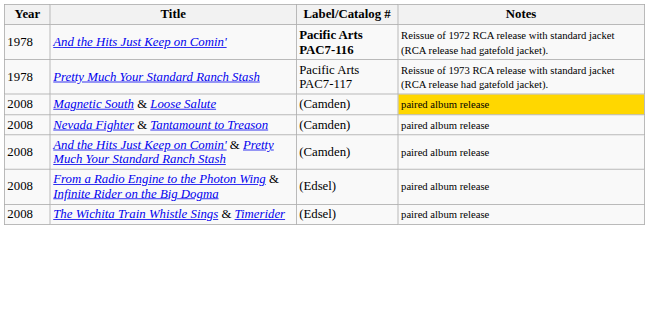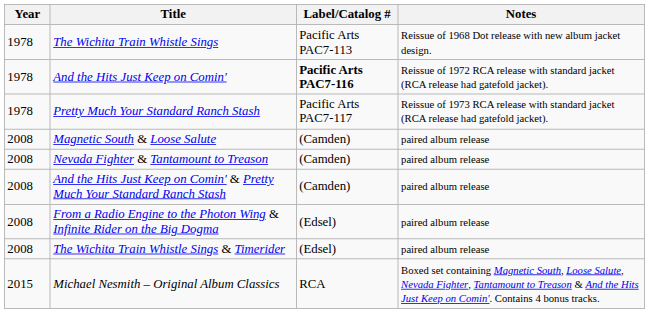+ row: (136, 42)
(445, 105) gold background -> (445, 139) no background
+ row: (166, 283)
